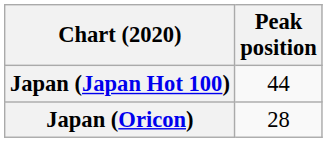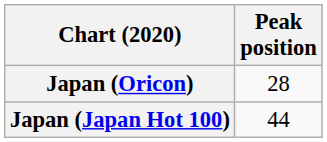rows swapped: (120, 83) <-> (120, 119)
